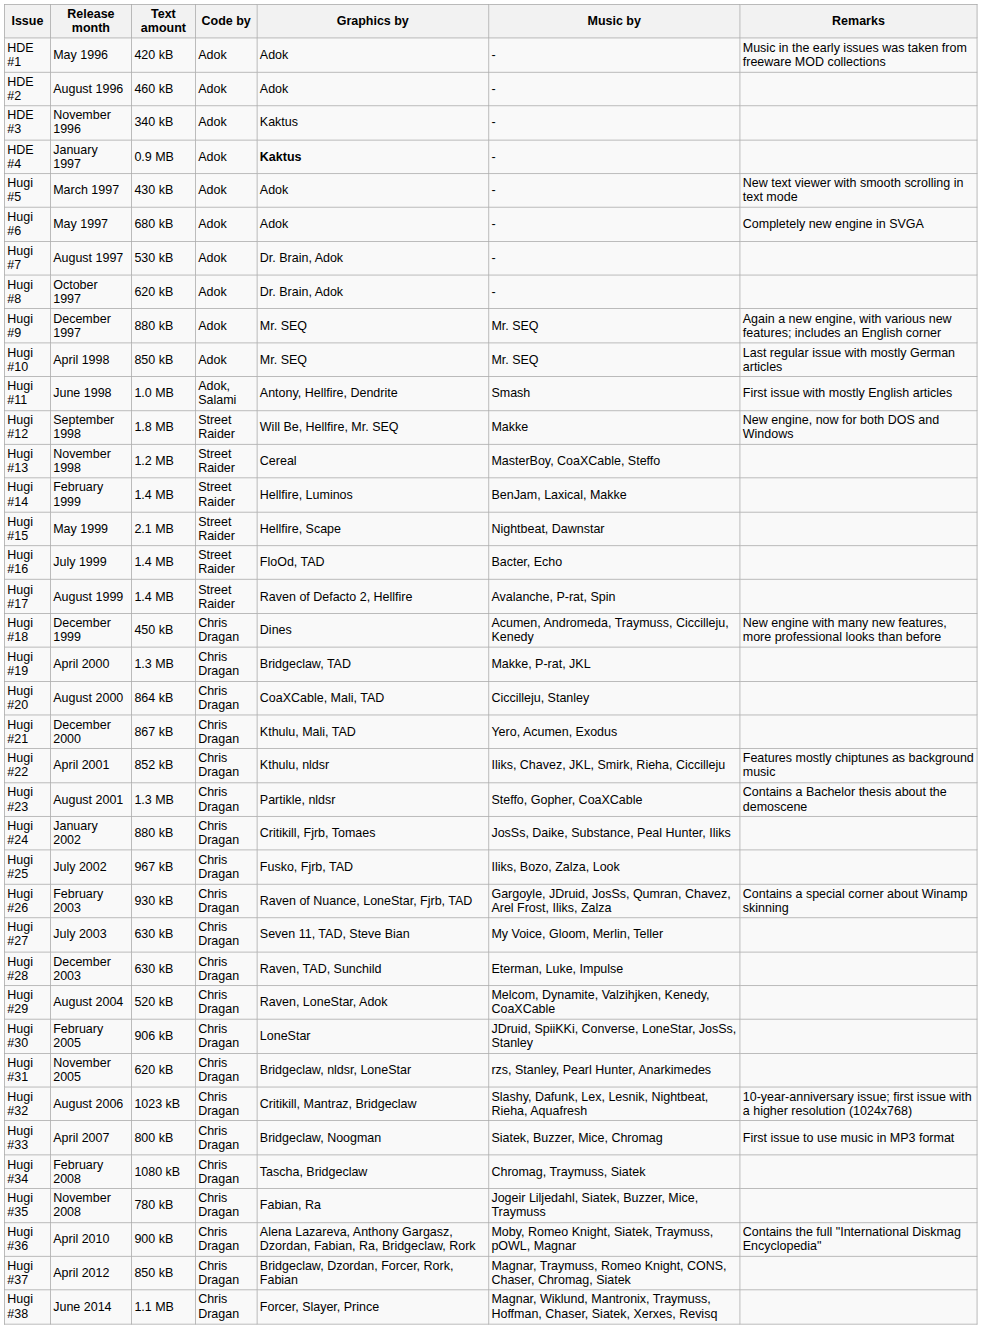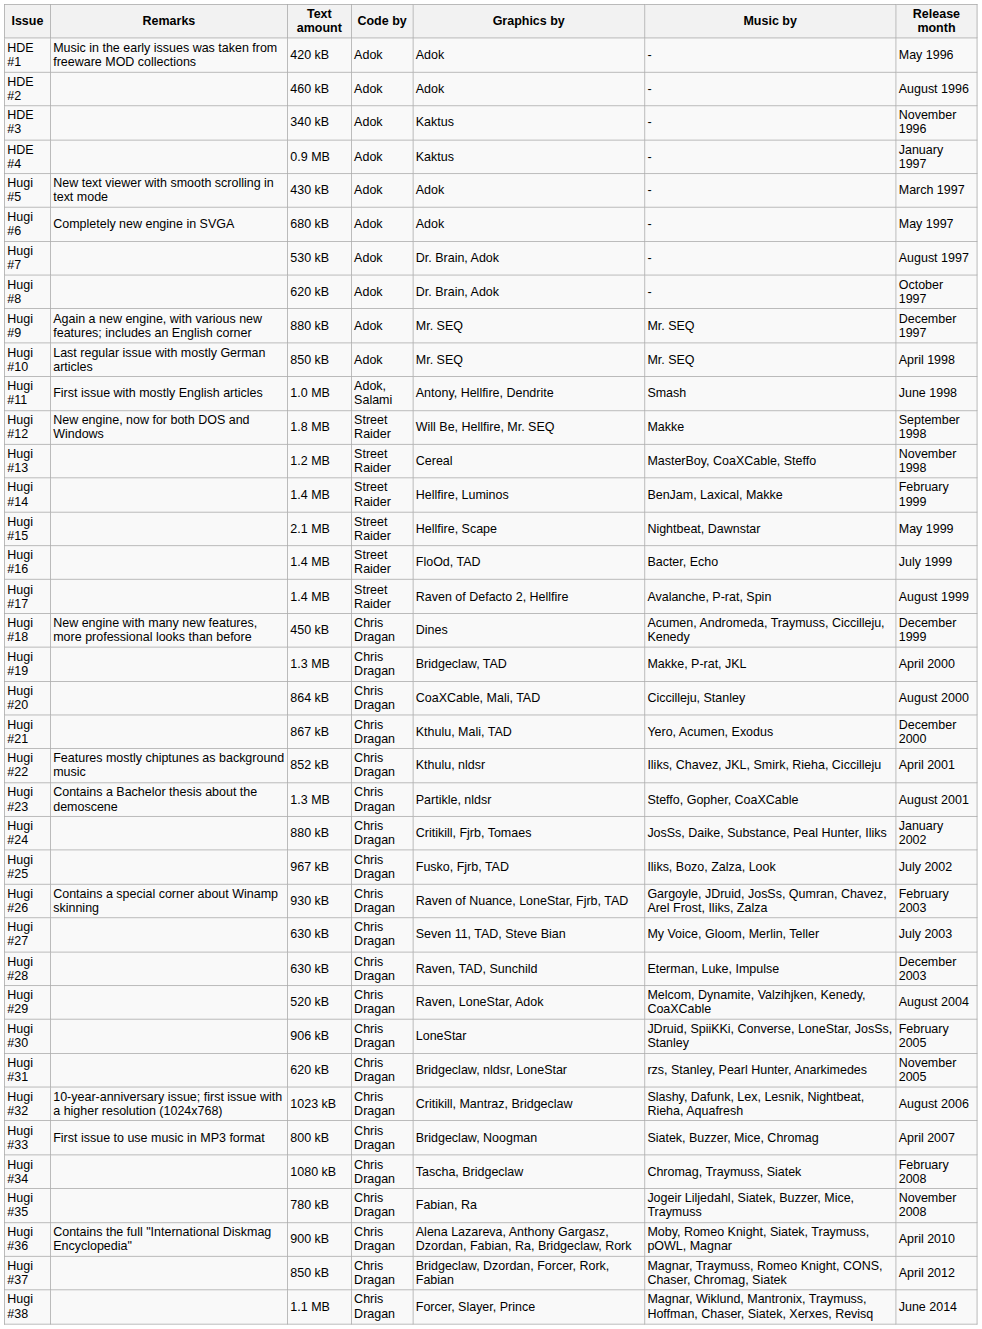columns swapped: (91, 21) <-> (858, 21)
(281, 156) bold -> (435, 156) normal
